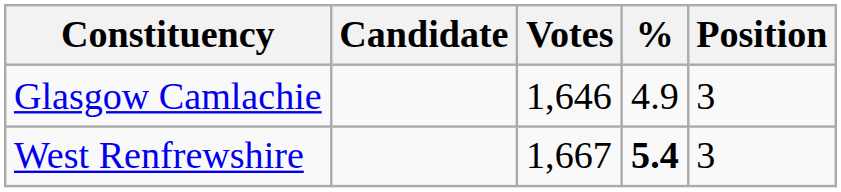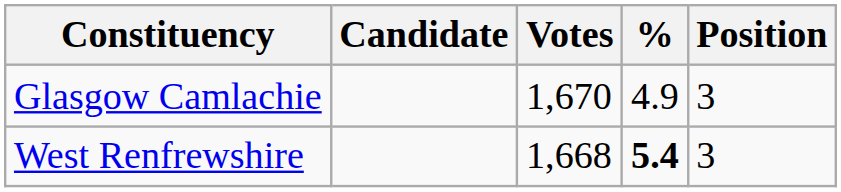(569, 95) 1,646 -> (569, 95) 1,670
(569, 155) 1,667 -> (569, 155) 1,668
